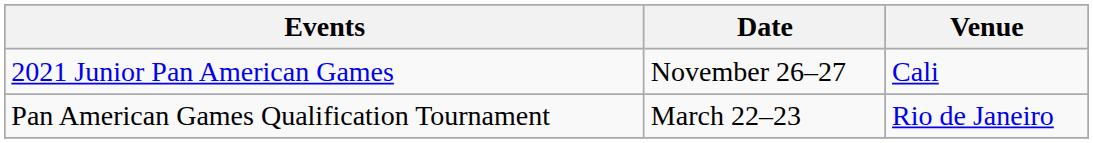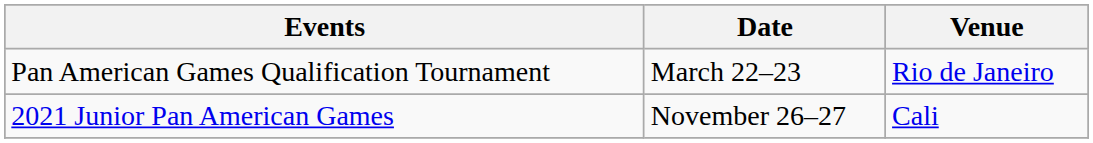rows swapped: (203, 71) <-> (281, 115)
